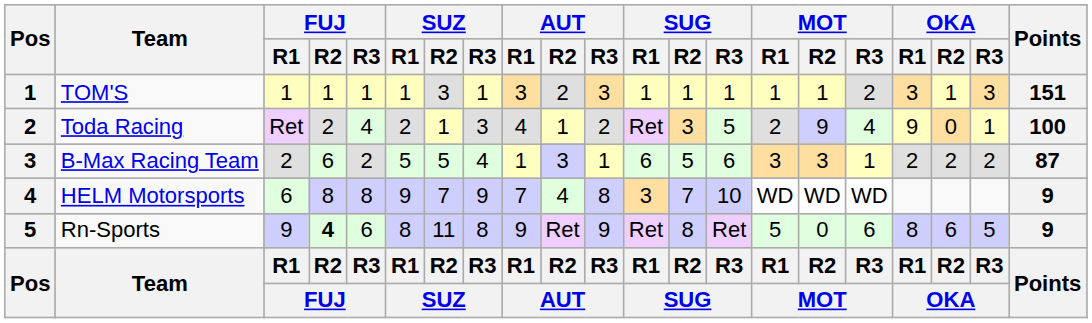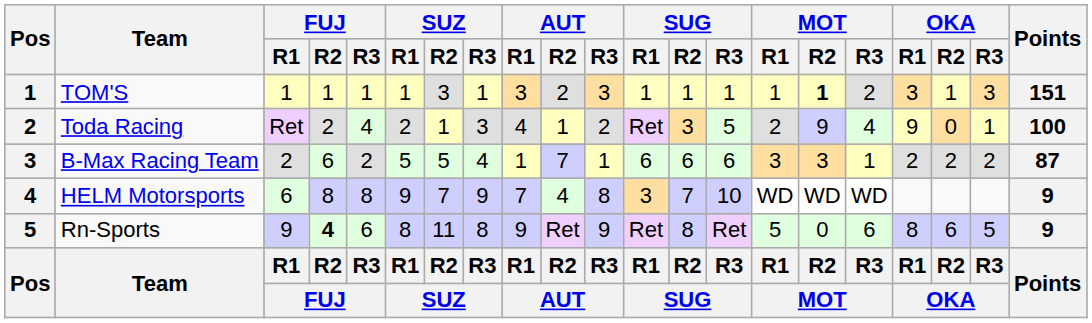(822, 91) normal -> (822, 91) bold
(563, 161) 3 -> (563, 161) 7
(688, 161) 5 -> (688, 161) 6
